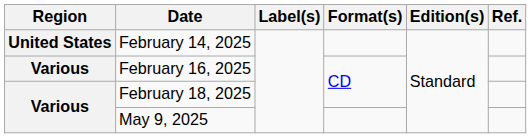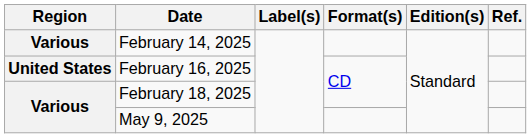(60, 42) United States -> (60, 42) Various
(60, 68) Various -> (60, 68) United States
